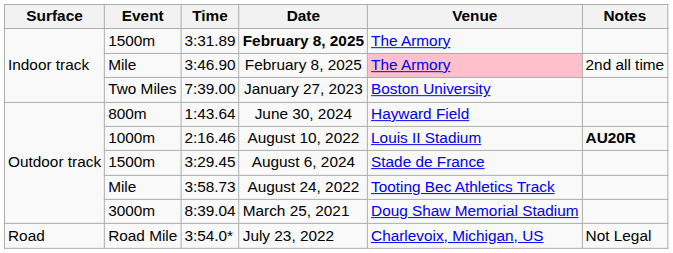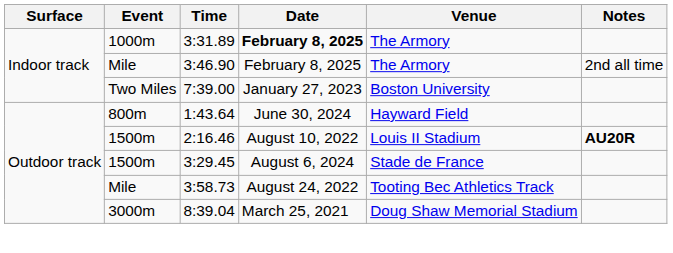(132, 41) 1500m -> (132, 41) 1000m
(411, 65) pink background -> (410, 65) no background
(132, 138) 1000m -> (132, 138) 1500m
- row: (209, 235)
